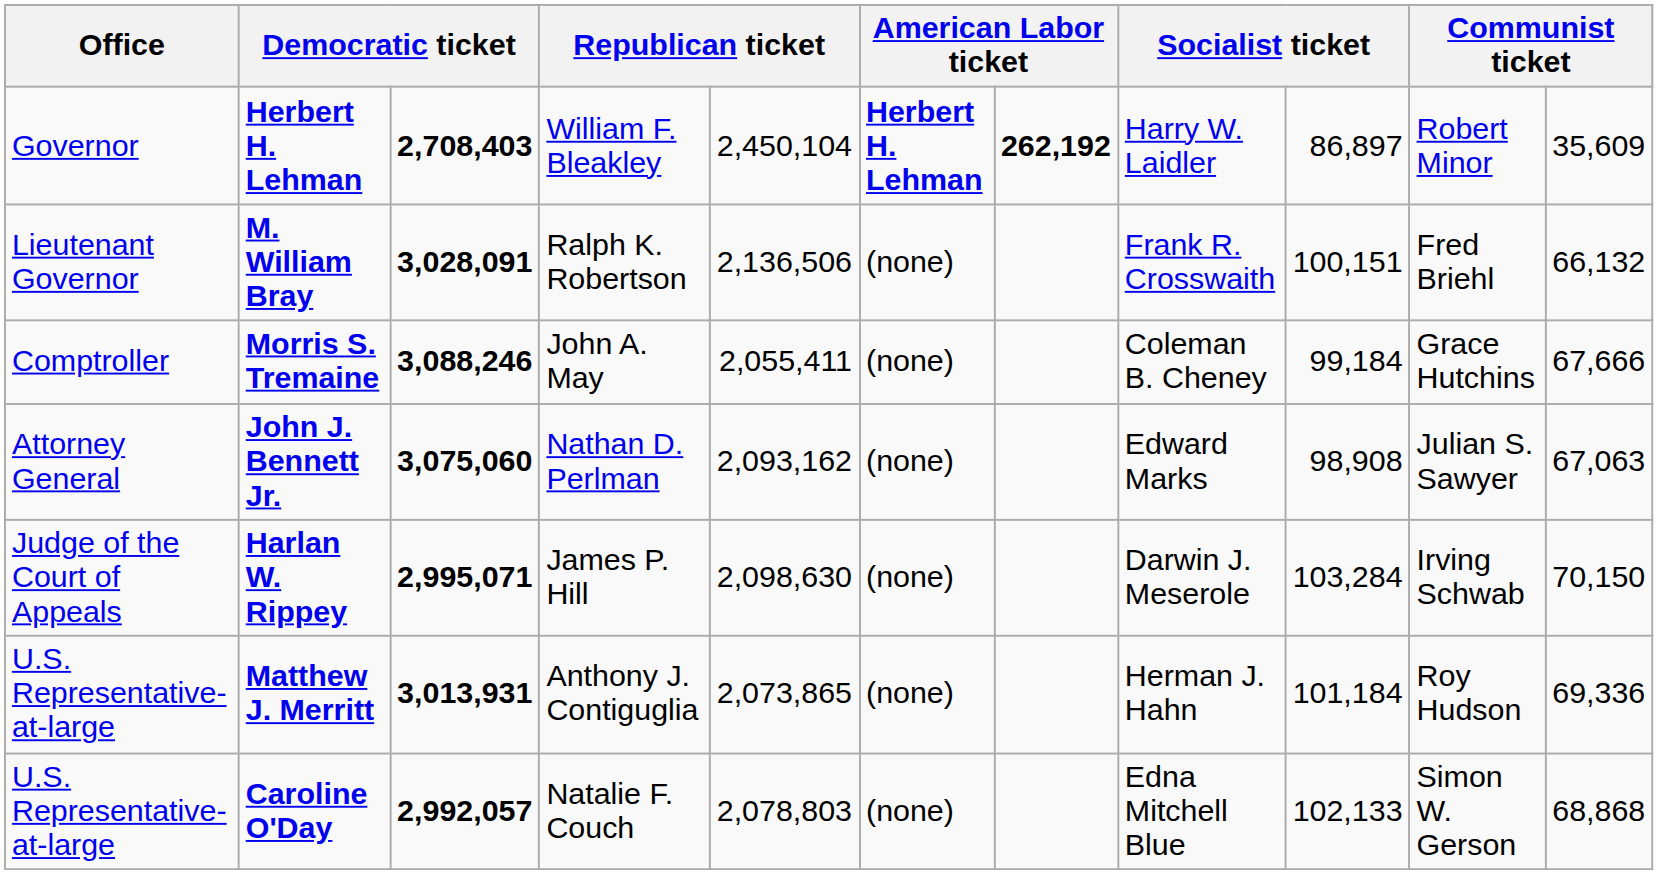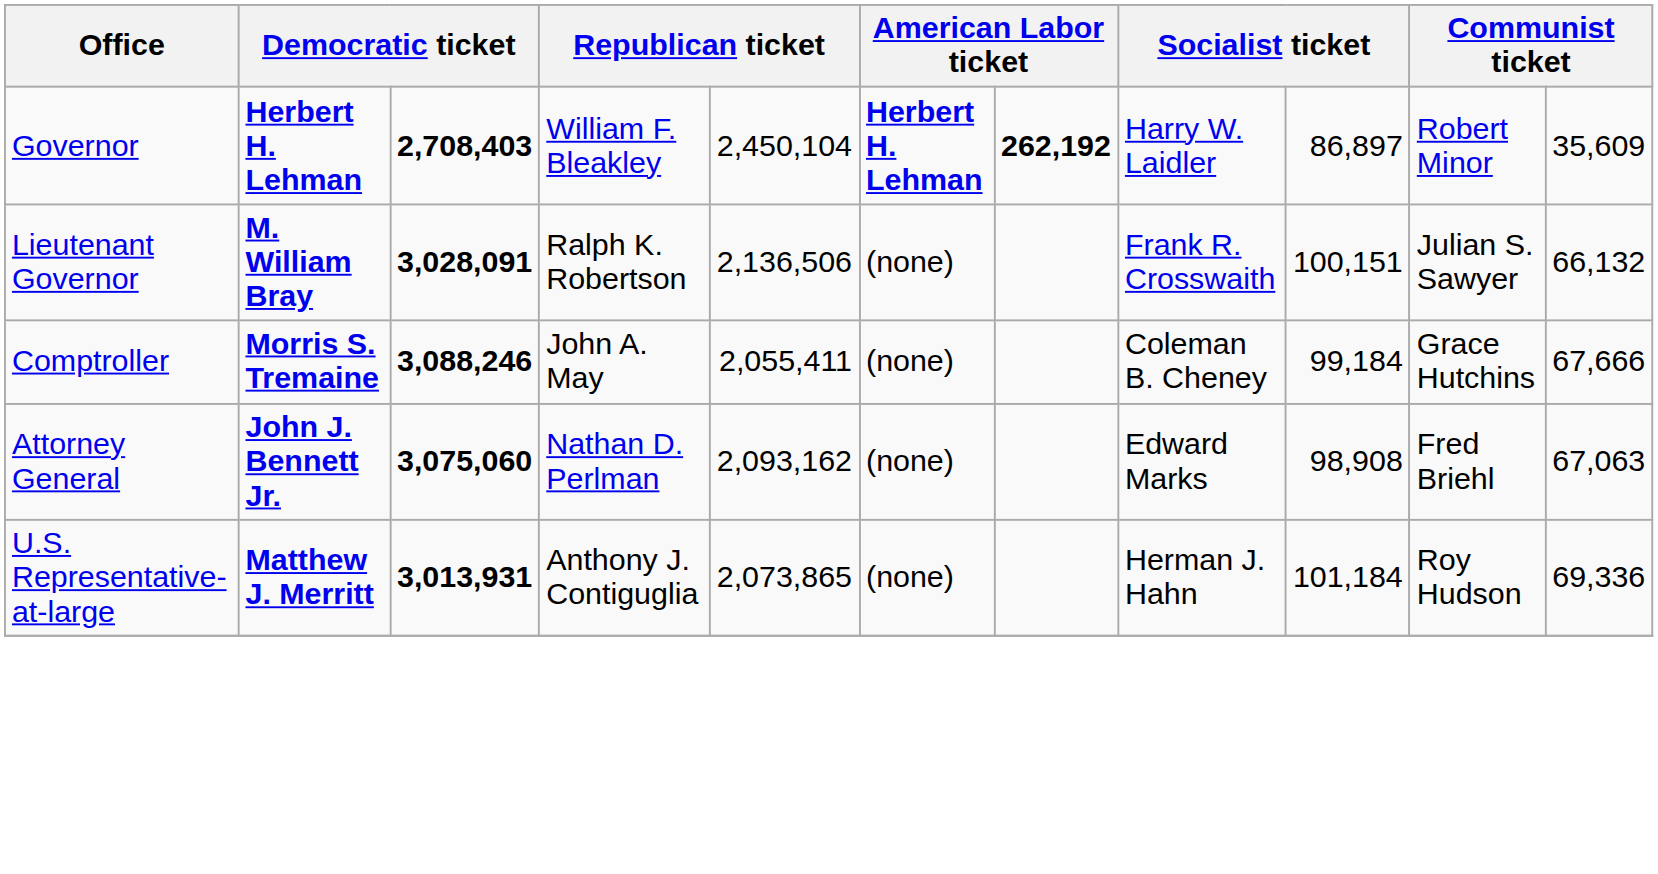(1455, 261) Fred Briehl -> (1475, 261) Julian S. Sawyer
(1475, 460) Julian S. Sawyer -> (1456, 460) Fred Briehl
- row: (296, 577)
- row: (307, 810)
